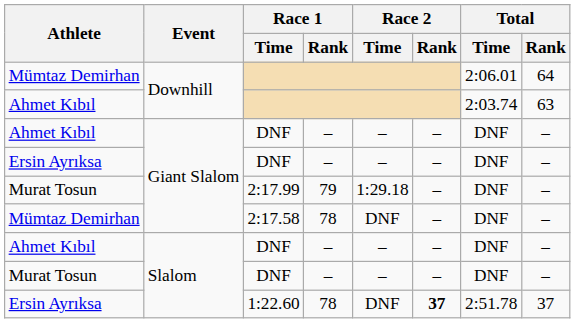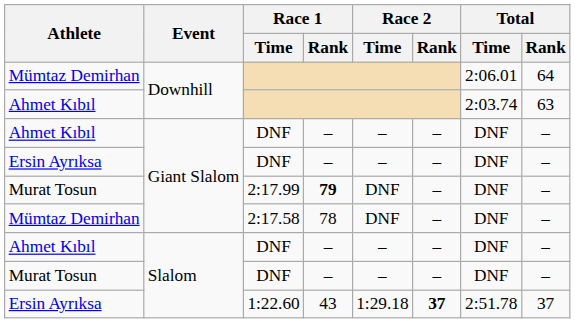(328, 190) normal -> (328, 190) bold
(382, 190) 1:29.18 -> (382, 190) DNF
(328, 304) 78 -> (328, 304) 43
(382, 304) DNF -> (382, 304) 1:29.18
